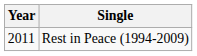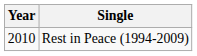(21, 39) 2011 -> (22, 39) 2010
